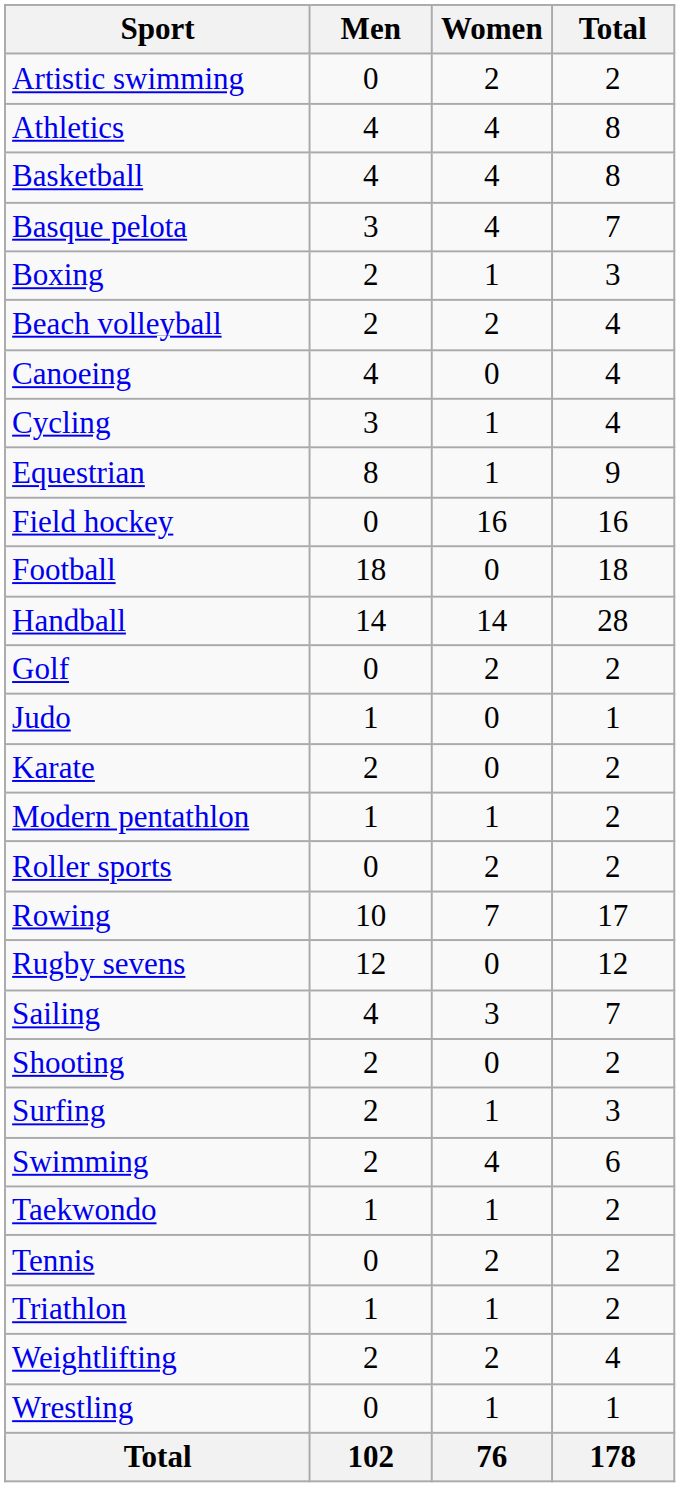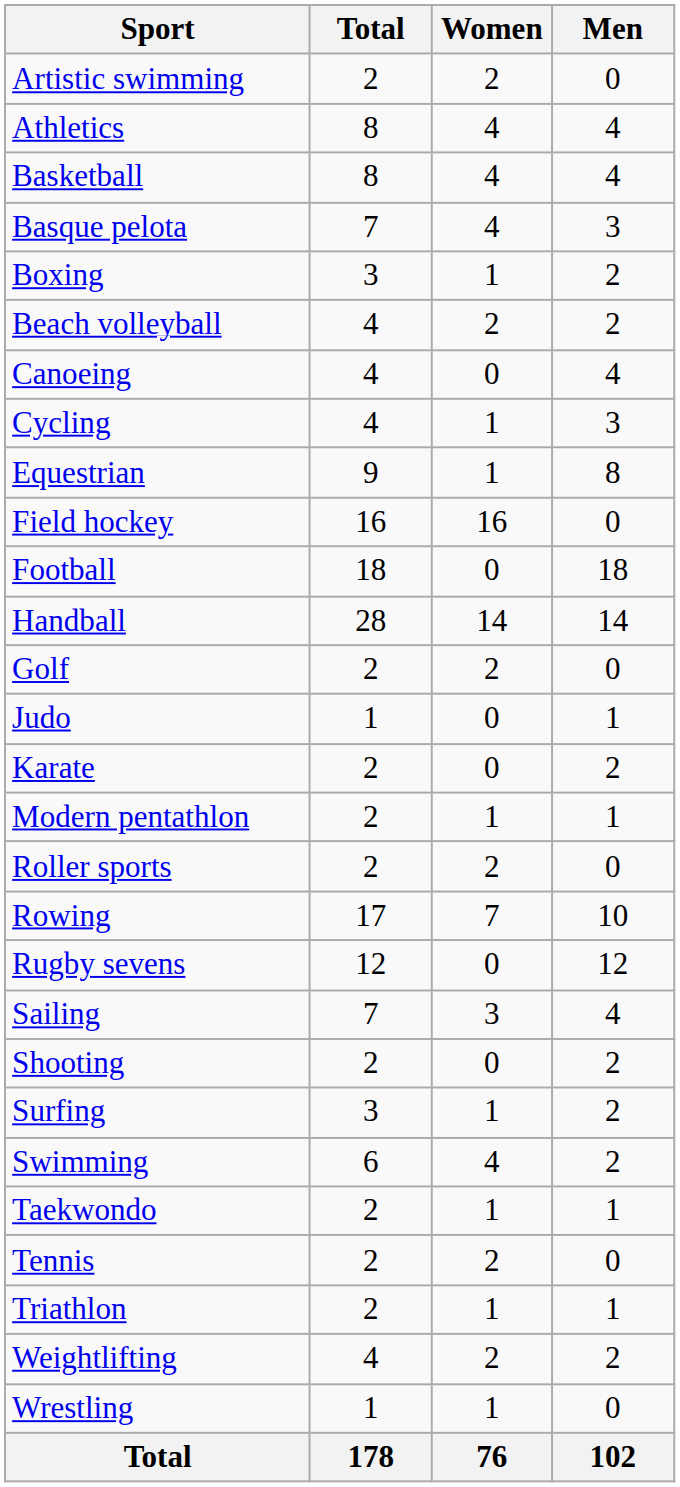columns swapped: (371, 29) <-> (613, 29)
